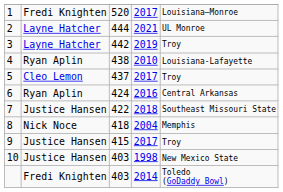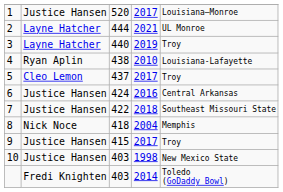(65, 12) Fredi Knighten -> (65, 12) Justice Hansen
(120, 45) 442 -> (120, 45) 440
(53, 93) Ryan Aplin -> (65, 93) Justice Hansen
